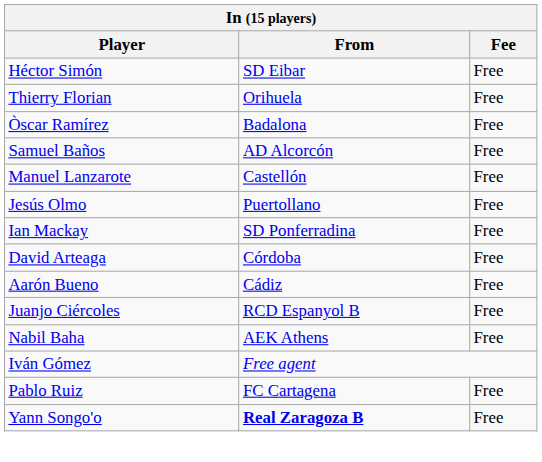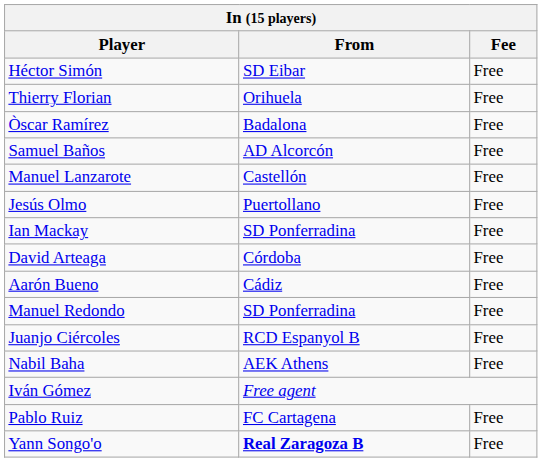+ row: (66, 310)
